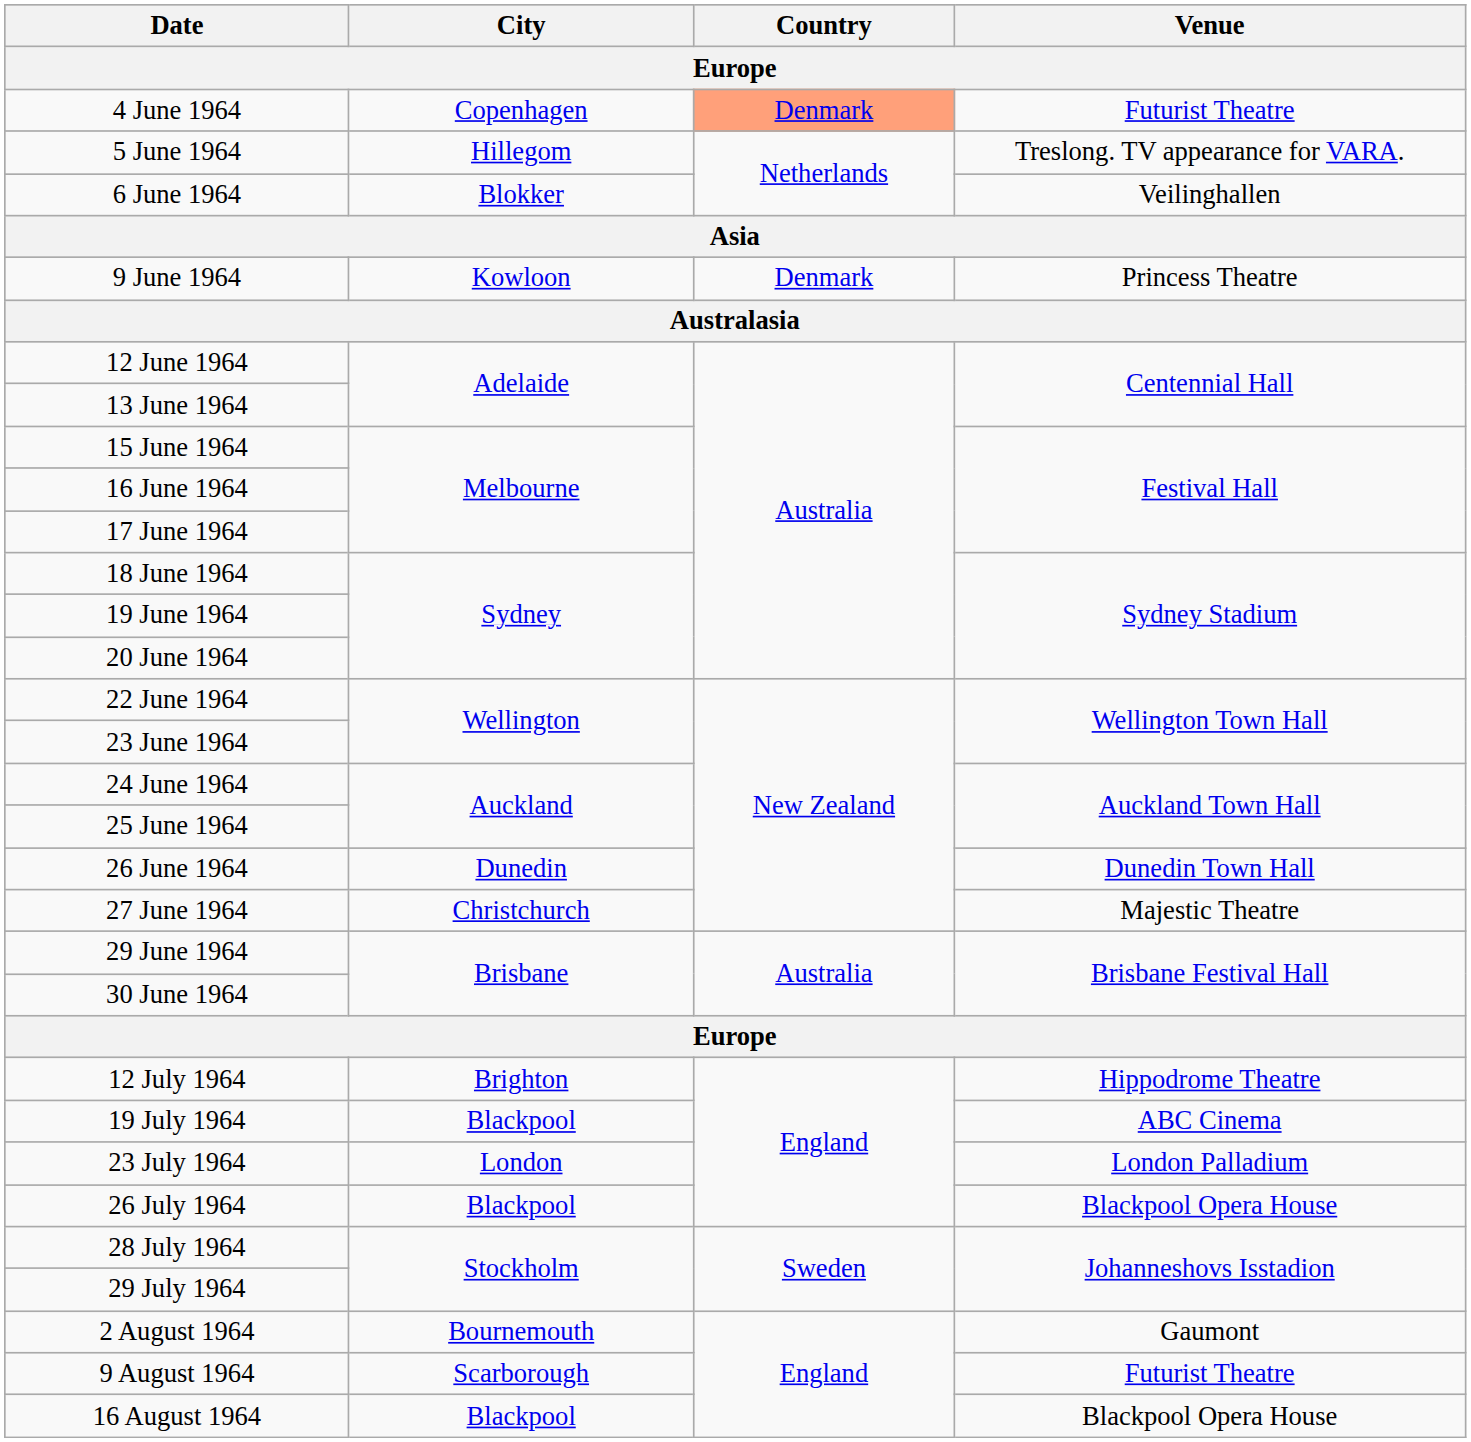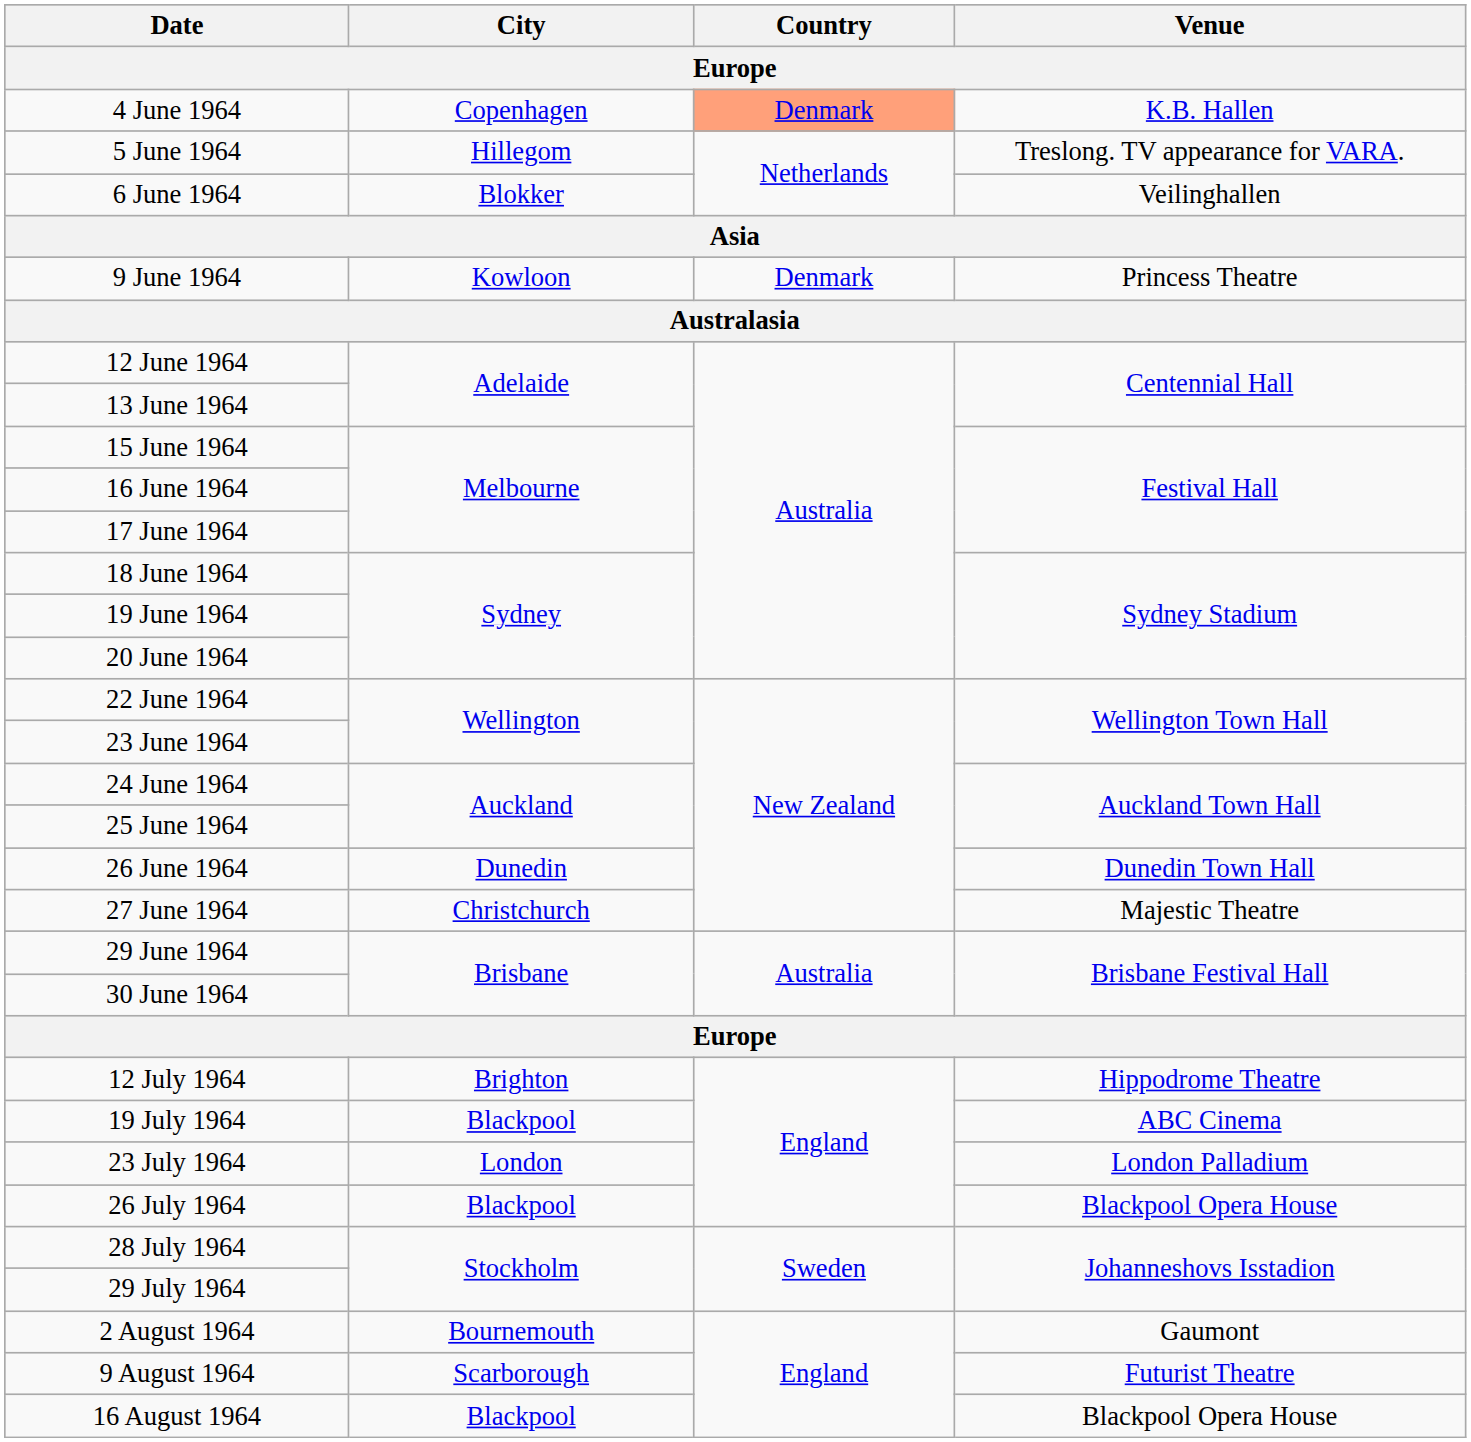(1210, 109) Futurist Theatre -> (1210, 109) K.B. Hallen
